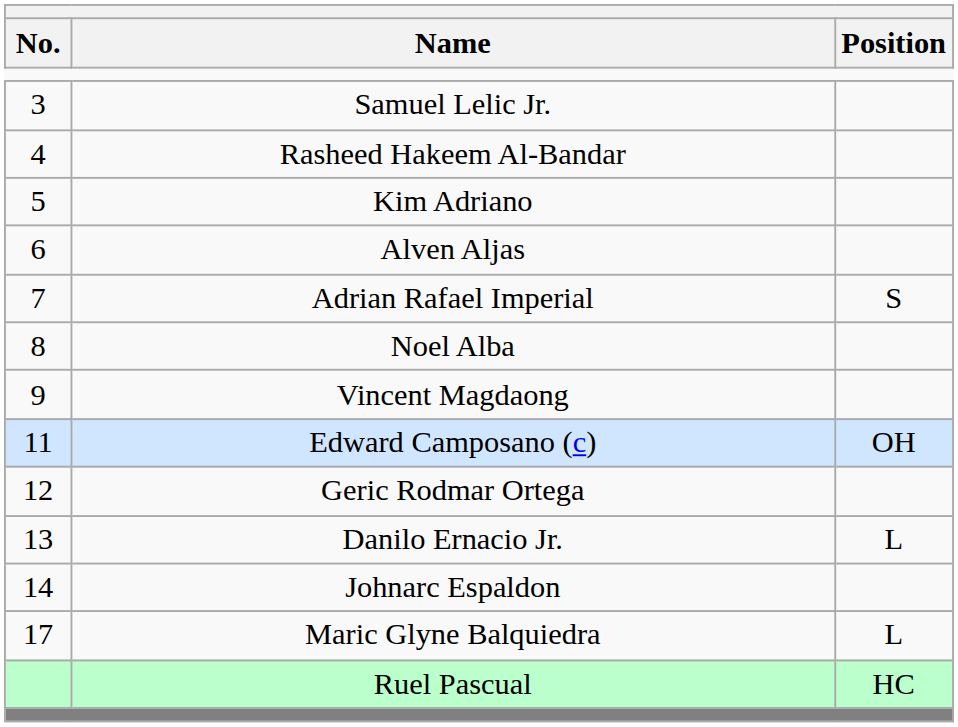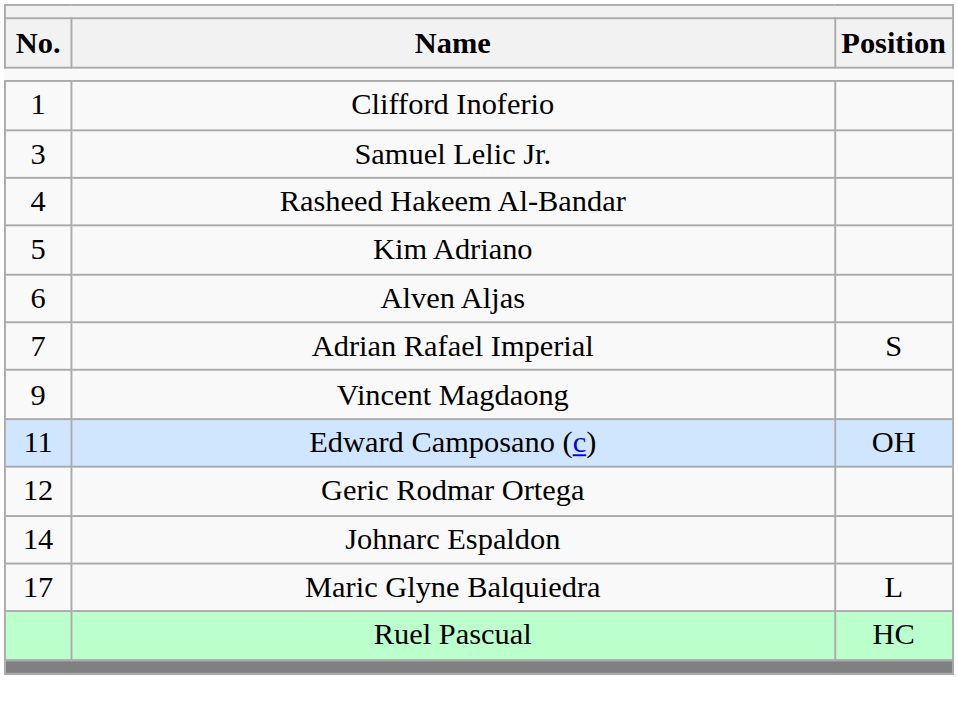+ row: (38, 104)
- row: (38, 345)
- row: (38, 538)
